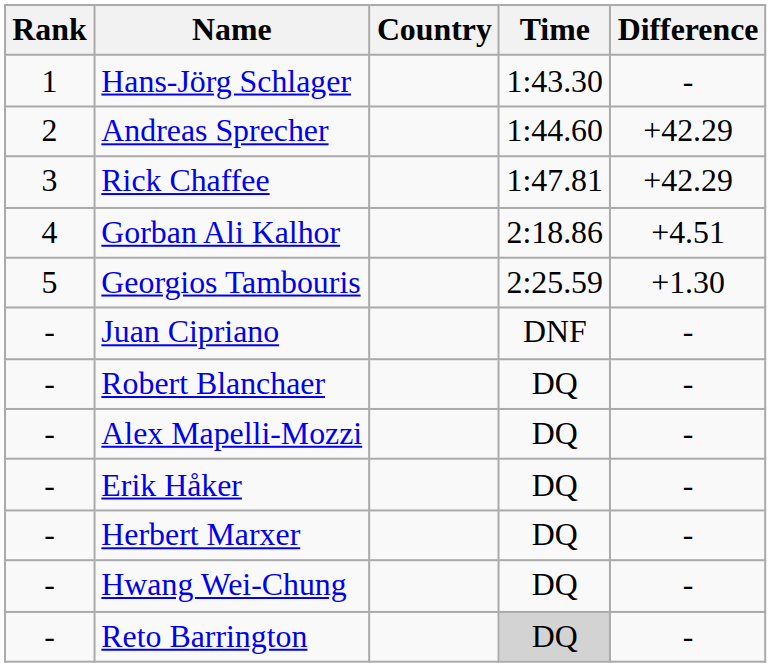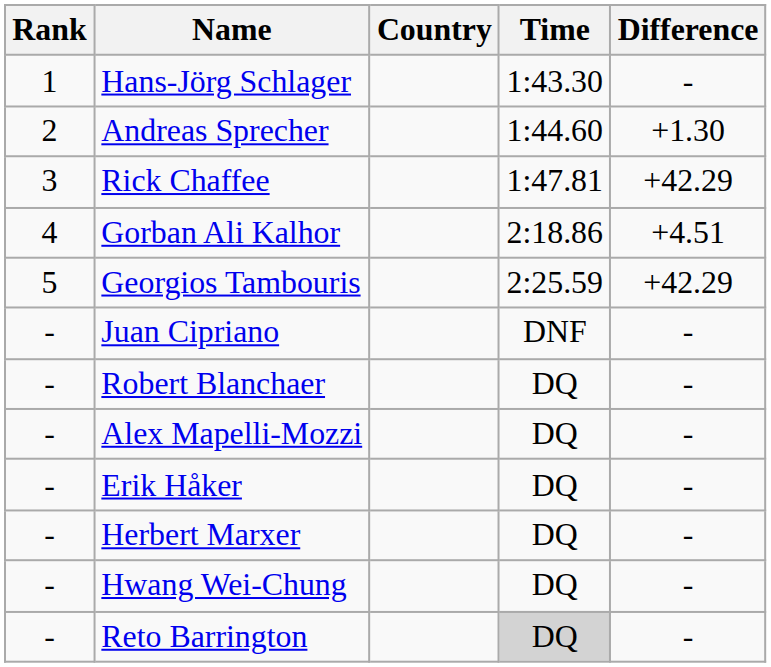(688, 130) +42.29 -> (688, 130) +1.30
(688, 282) +1.30 -> (688, 282) +42.29
